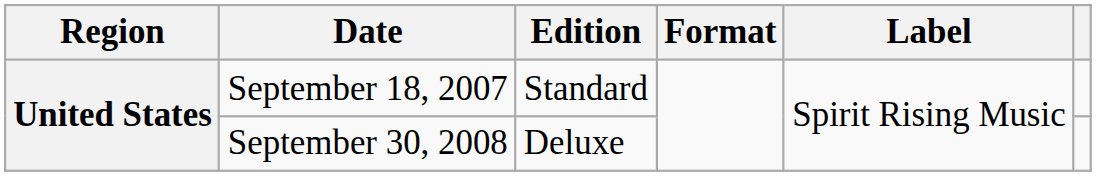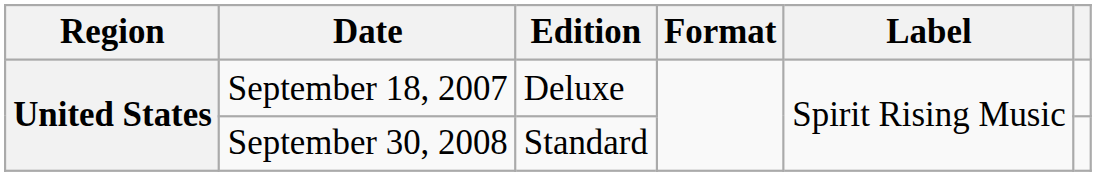(586, 87) Standard -> (574, 87) Deluxe
(574, 142) Deluxe -> (586, 142) Standard
